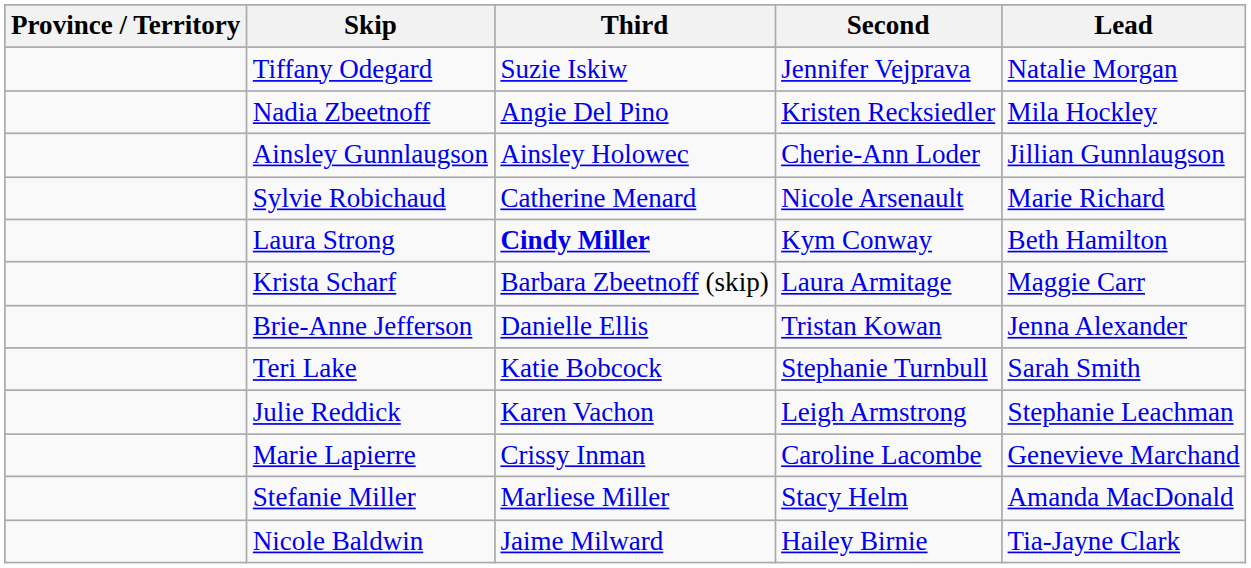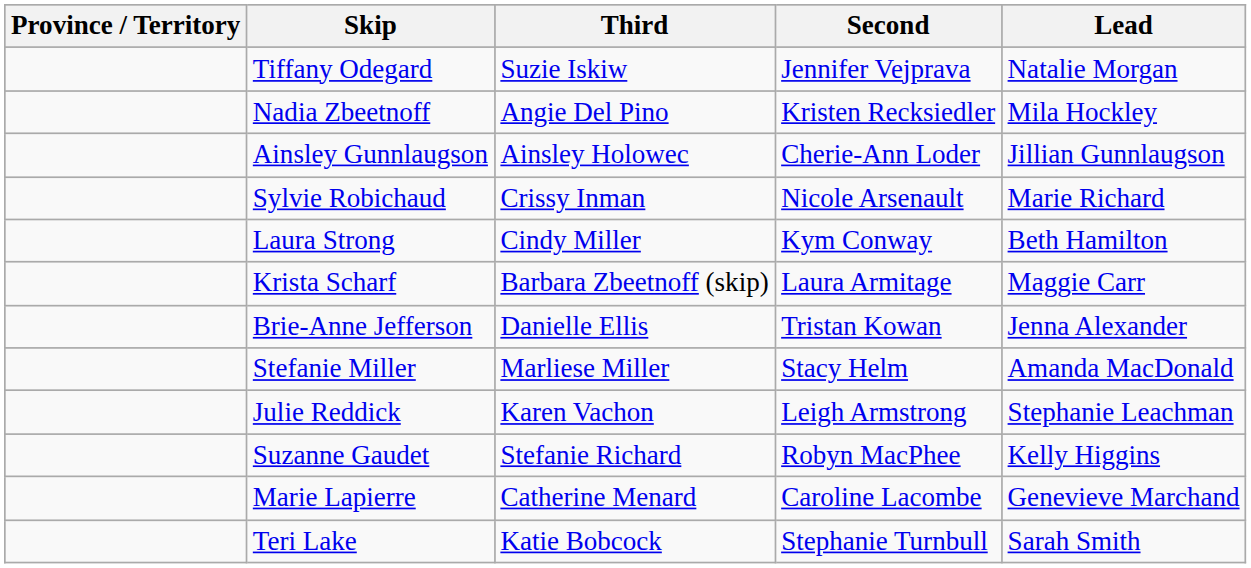(598, 197) Catherine Menard -> (573, 197) Crissy Inman
(575, 240) bold -> (571, 240) normal
rows swapped: (305, 369) <-> (334, 497)
+ row: (341, 454)
(573, 454) Crissy Inman -> (598, 497) Catherine Menard
- row: (338, 540)
